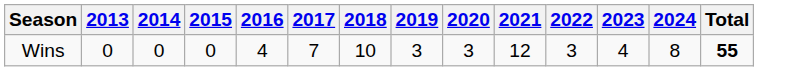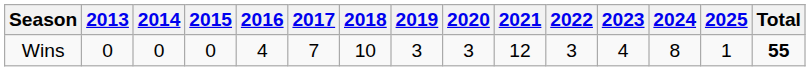+ column: (726, 19)
